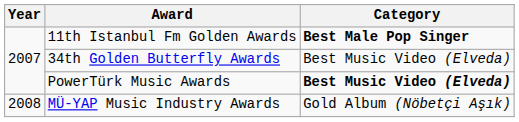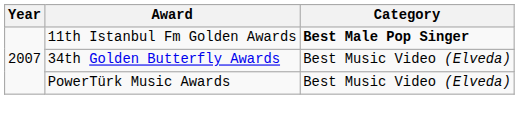(407, 83) bold -> (407, 83) normal
- row: (164, 105)
